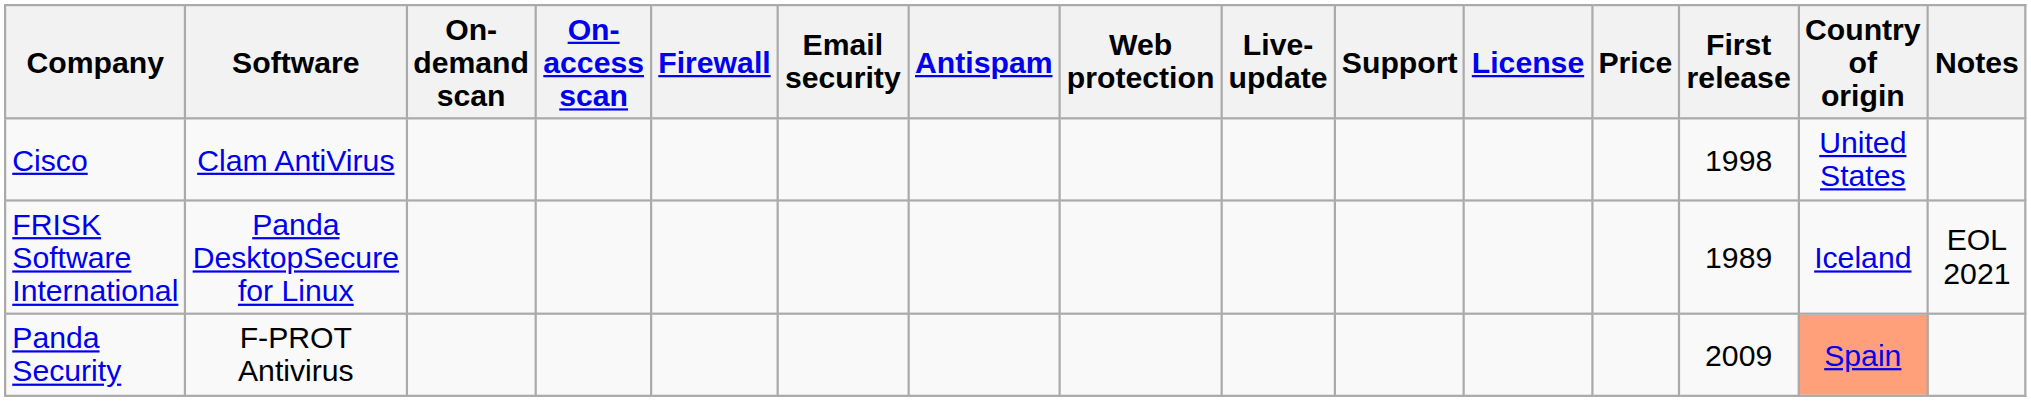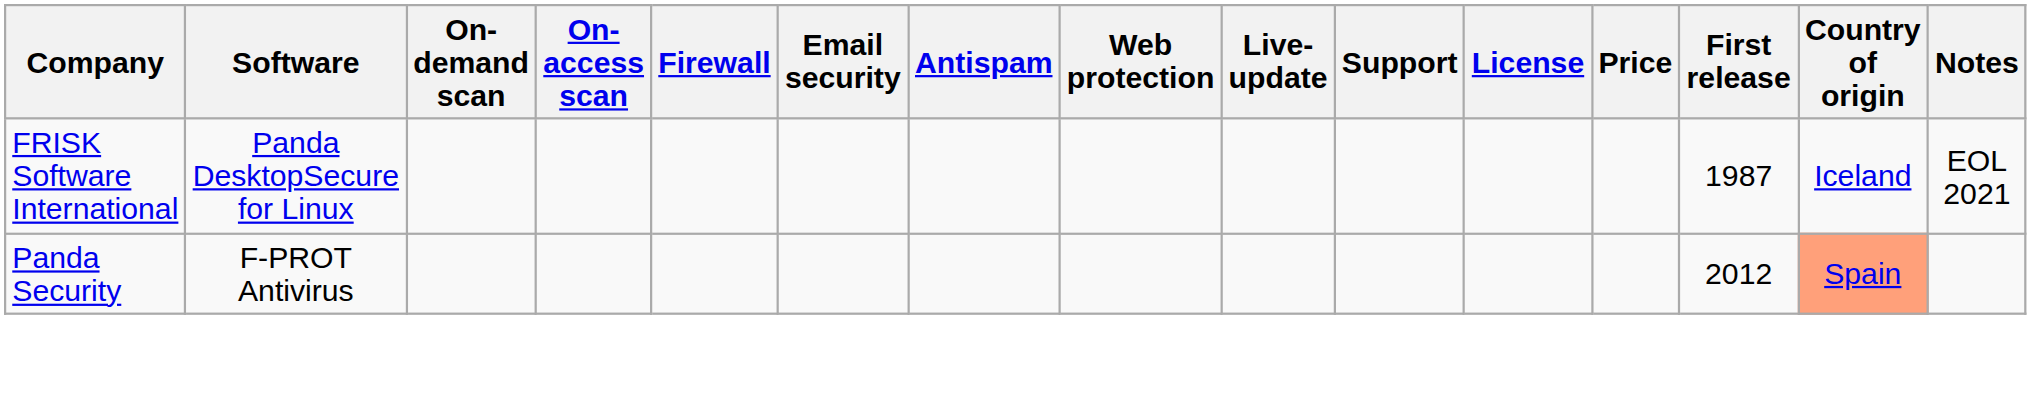- row: (50, 159)
(1739, 257) 1989 -> (1739, 176) 1987
(1739, 354) 2009 -> (1739, 274) 2012
